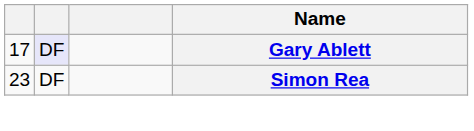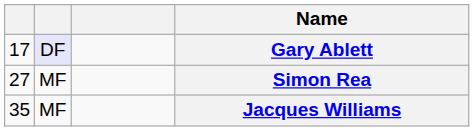(20, 79) 23 -> (20, 79) 27
(52, 79) DF -> (53, 79) MF
+ row: (322, 110)
